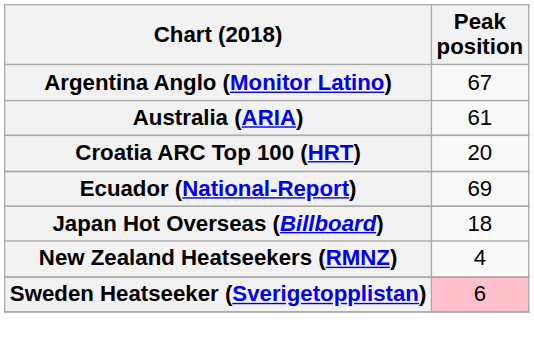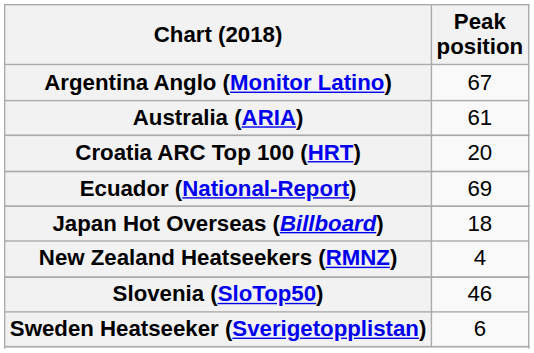+ row: (218, 294)
(480, 294) pink background -> (480, 329) no background
